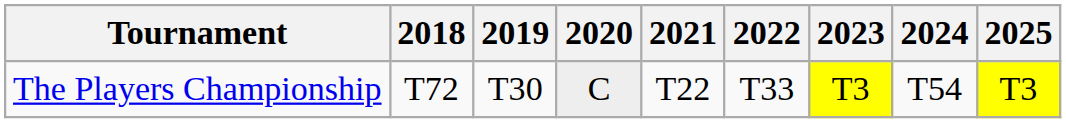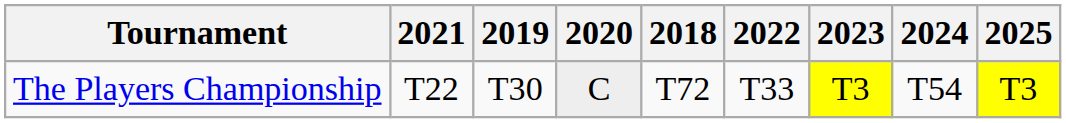columns swapped: (431, 32) <-> (683, 32)
